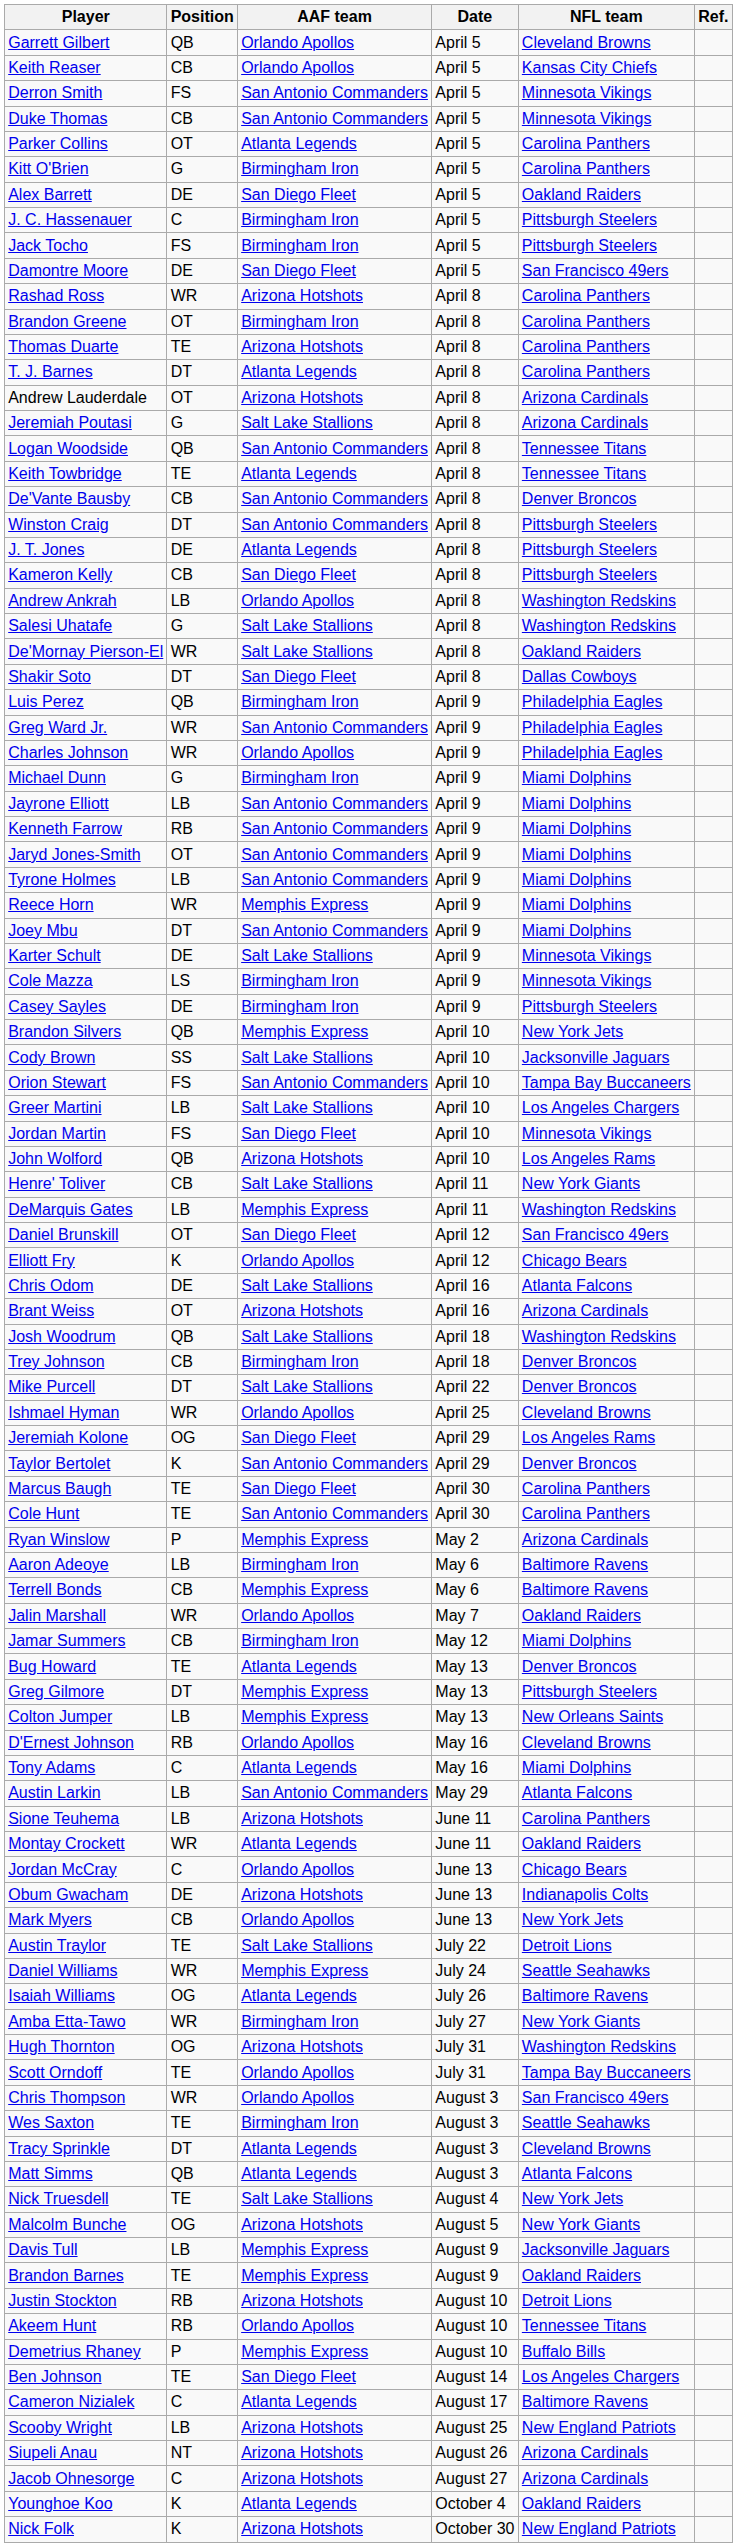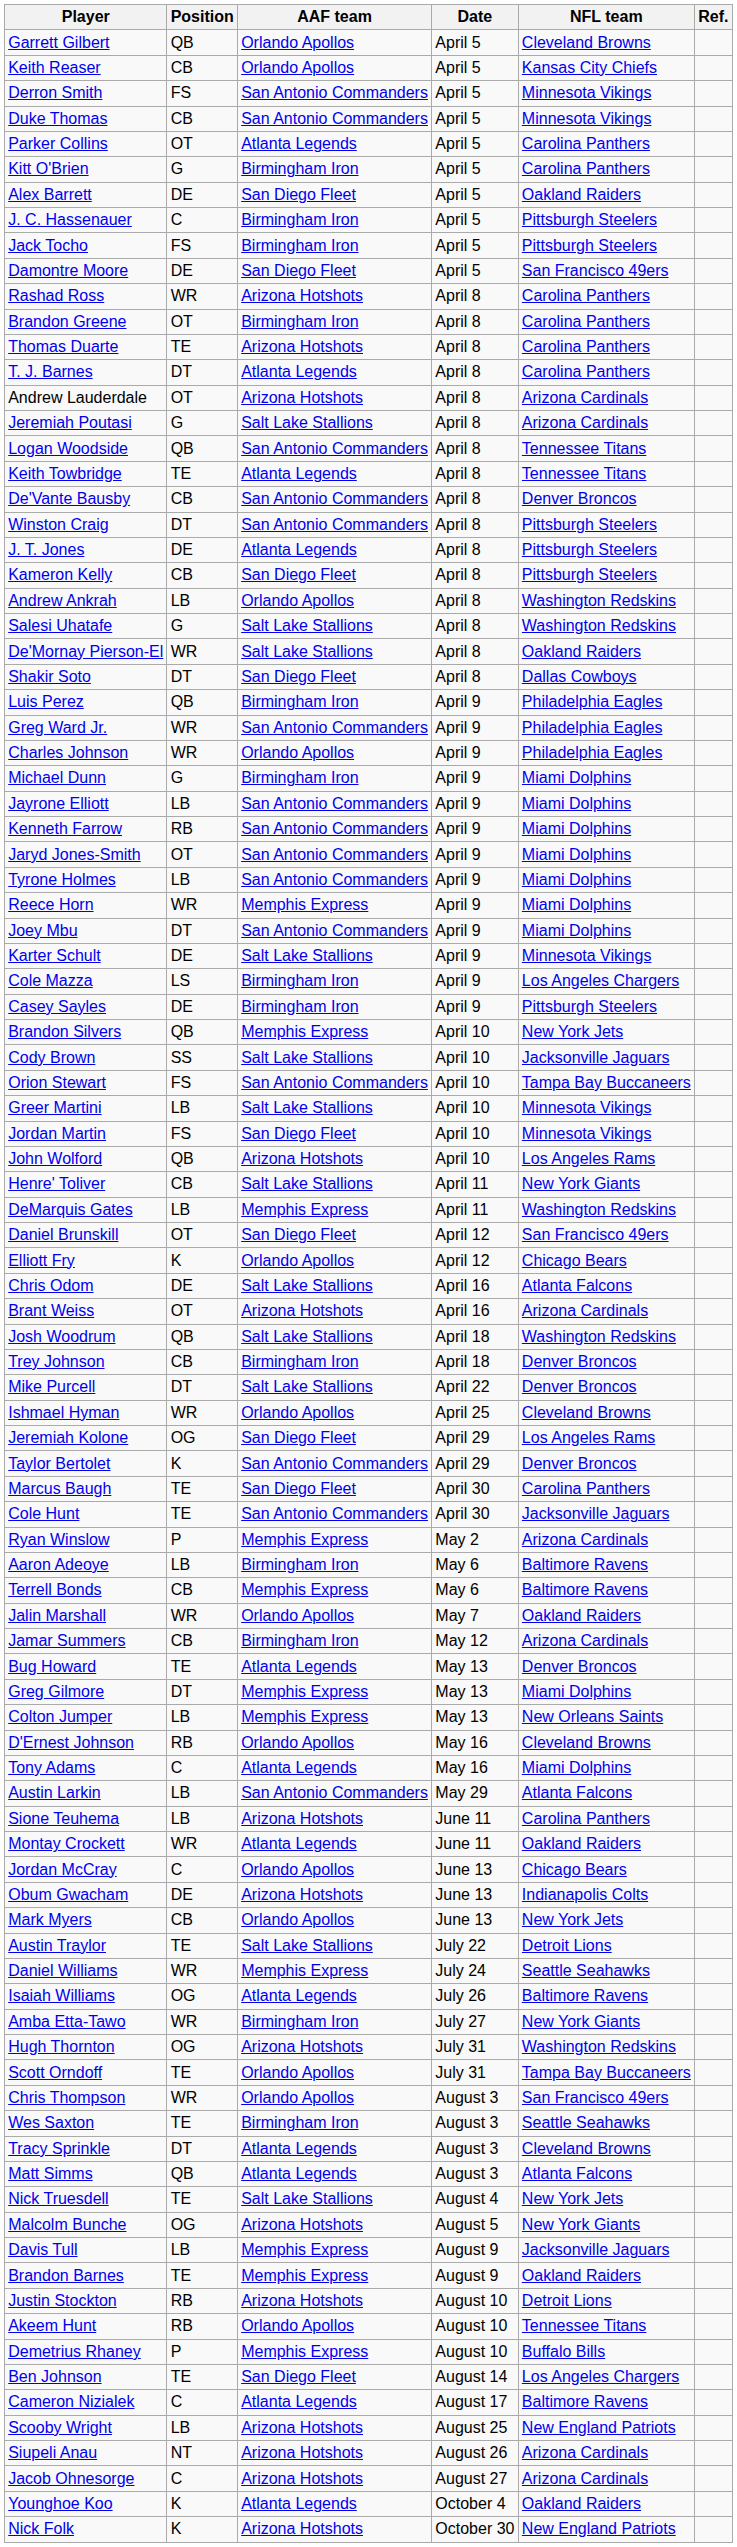(587, 981) Minnesota Vikings -> (601, 981) Los Angeles Chargers
(601, 1108) Los Angeles Chargers -> (587, 1108) Minnesota Vikings
(586, 1514) Carolina Panthers -> (596, 1514) Jacksonville Jaguars
(577, 1641) Miami Dolphins -> (585, 1641) Arizona Cardinals
(589, 1691) Pittsburgh Steelers -> (577, 1691) Miami Dolphins
